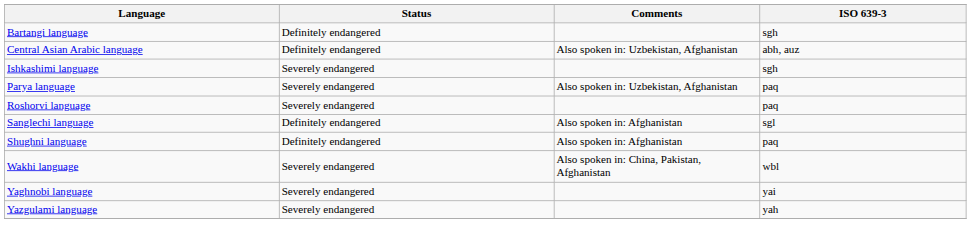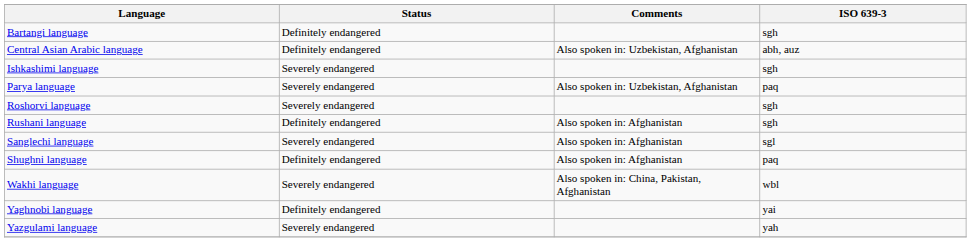(770, 105) paq -> (770, 105) sgh
+ row: (47, 123)
(331, 123) Definitely endangered -> (328, 142) Severely endangered
(328, 191) Severely endangered -> (331, 209) Definitely endangered
